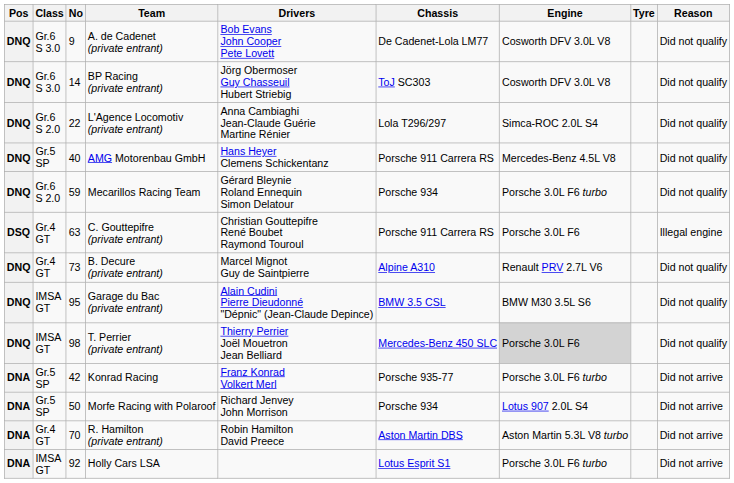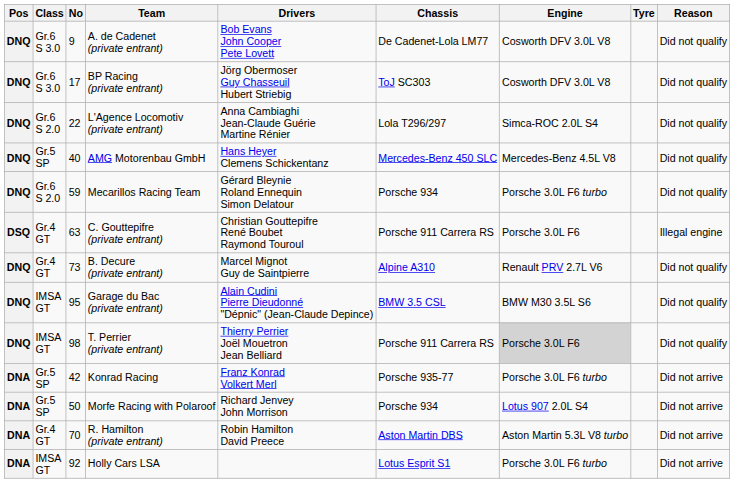(75, 82) 14 -> (75, 82) 17
(436, 158) Porsche 911 Carrera RS -> (438, 158) Mercedes-Benz 450 SLC
(438, 343) Mercedes-Benz 450 SLC -> (436, 343) Porsche 911 Carrera RS
